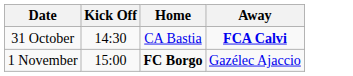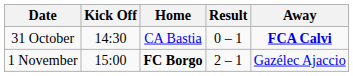+ column: (228, 15)
